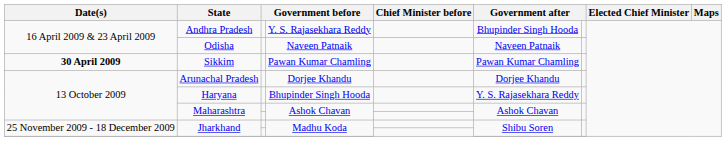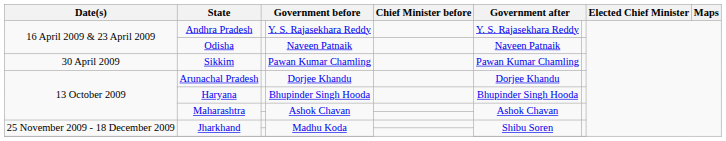(528, 29) Bhupinder Singh Hooda -> (528, 29) Y. S. Rajasekhara Reddy
(91, 62) bold -> (91, 62) normal
(528, 95) Y. S. Rajasekhara Reddy -> (528, 95) Bhupinder Singh Hooda
